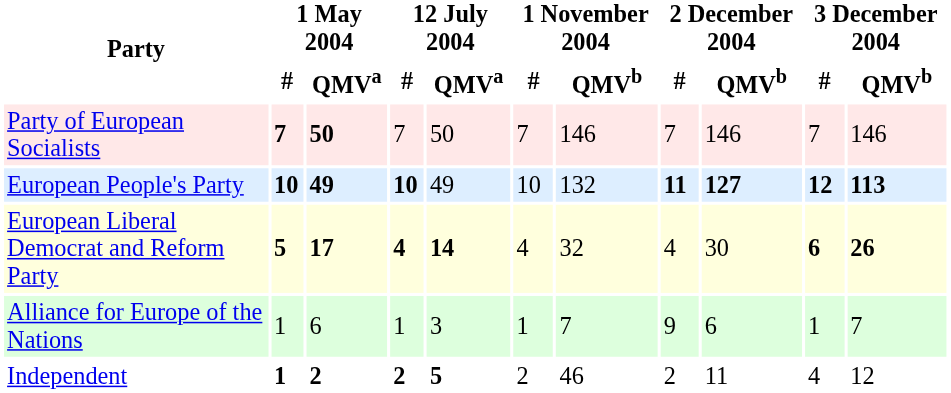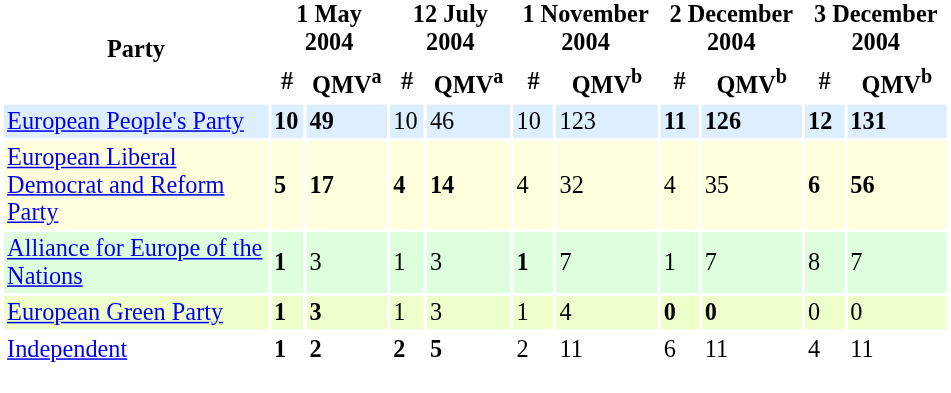- row: (96, 135)
(405, 185) bold -> (405, 121) normal
(442, 185) 49 -> (442, 121) 46
(578, 185) 132 -> (578, 121) 123
(723, 185) 127 -> (723, 121) 126
(868, 185) 113 -> (868, 121) 131
(717, 249) 30 -> (717, 185) 35
(862, 249) 26 -> (862, 185) 56
(280, 326) normal -> (280, 262) bold
(316, 326) 6 -> (316, 262) 3
(523, 326) normal -> (523, 262) bold
(670, 326) 9 -> (670, 262) 1
(711, 326) 6 -> (711, 262) 7
(814, 326) 1 -> (814, 262) 8
+ row: (115, 312)
(572, 376) 46 -> (571, 349) 11
(670, 376) 2 -> (670, 349) 6
(862, 376) 12 -> (862, 349) 11
